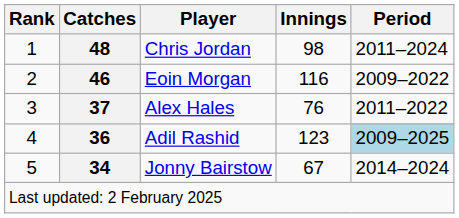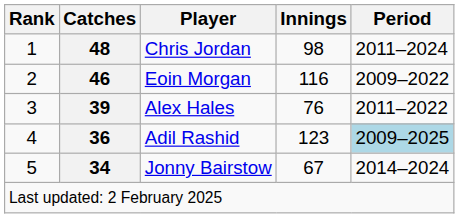(100, 108) 37 -> (100, 108) 39
